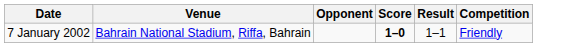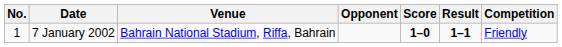+ column: (17, 14)
(436, 33) normal -> (460, 33) bold
